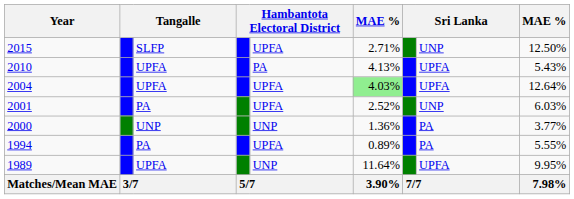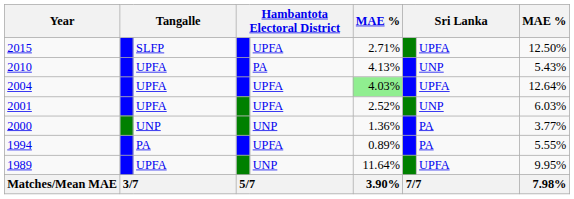(431, 47) UNP -> (434, 47) UPFA
(434, 67) UPFA -> (431, 67) UNP
(143, 106) PA -> (151, 106) UPFA
